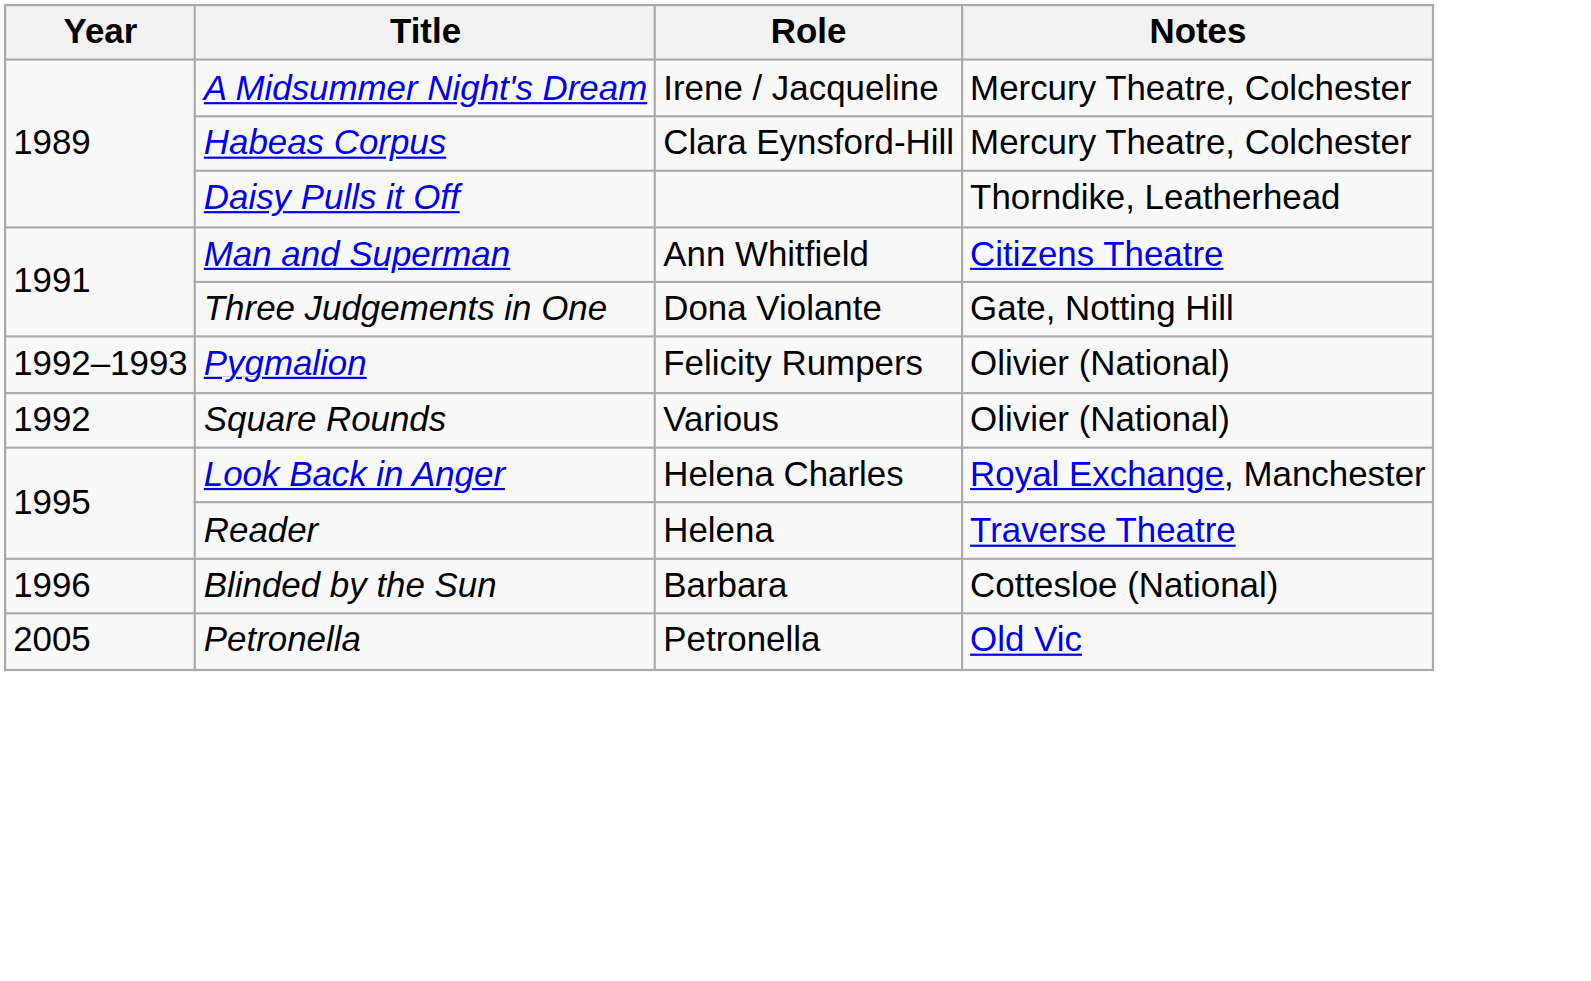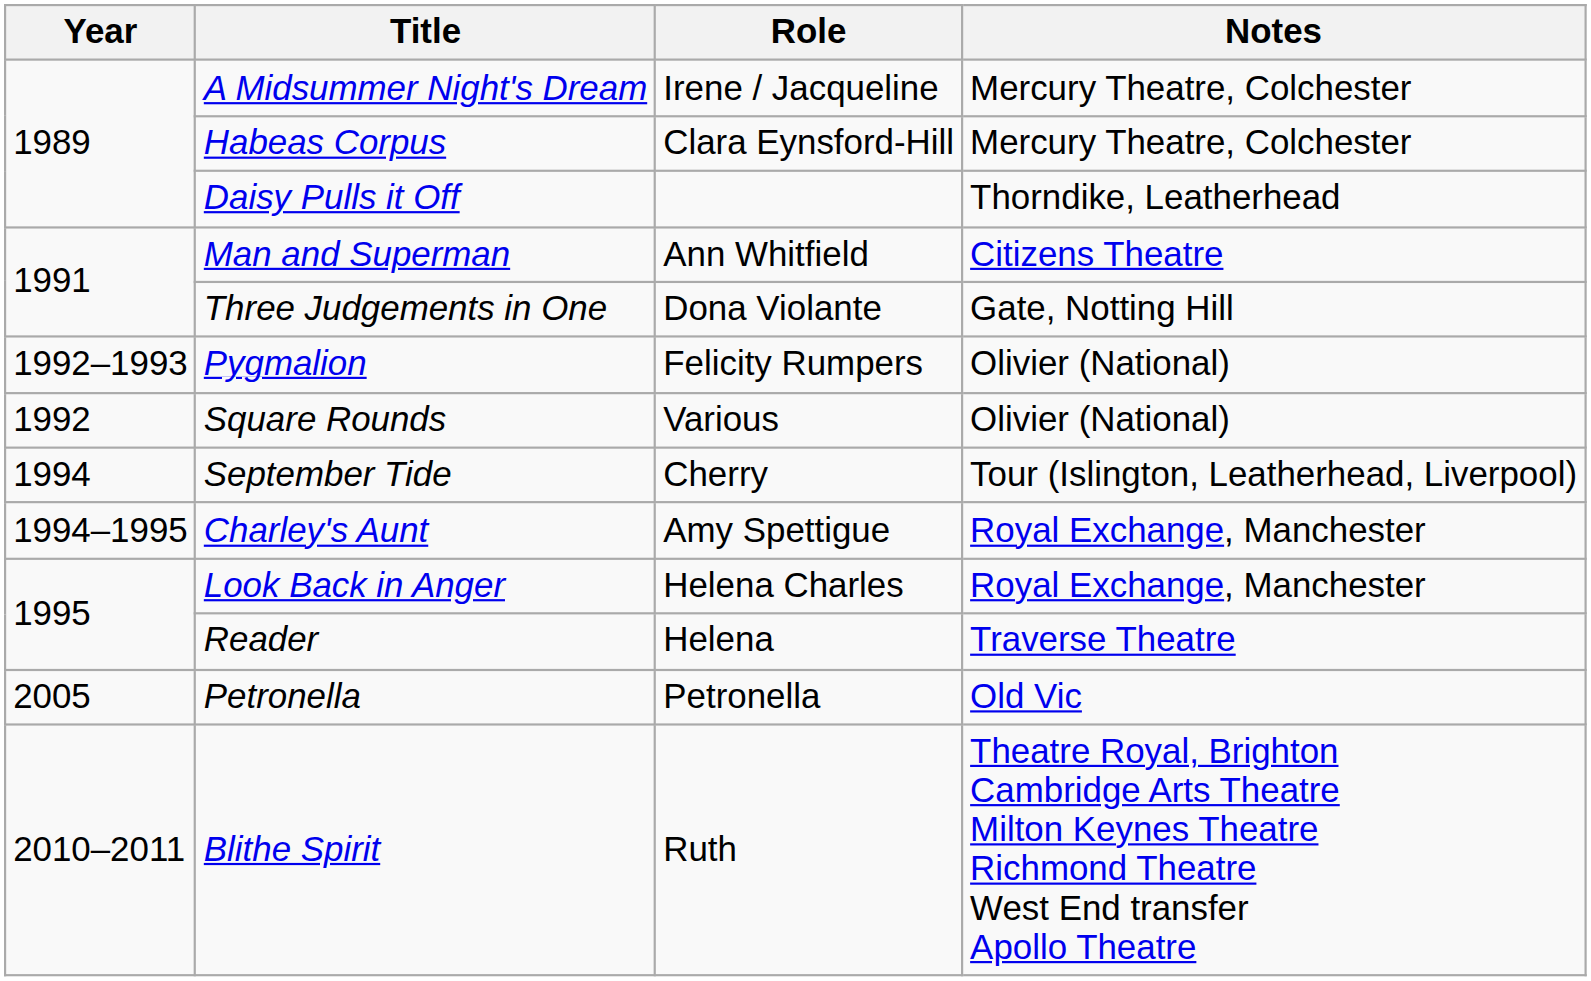+ row: (328, 474)
+ row: (316, 530)
- row: (350, 585)
+ row: (292, 849)
